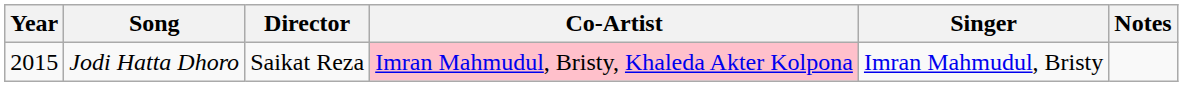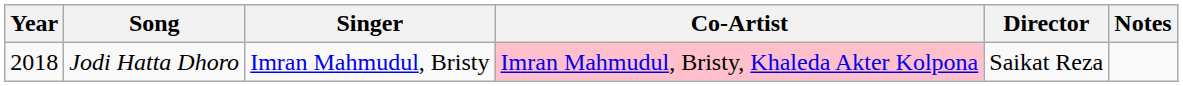columns swapped: (984, 23) <-> (307, 23)
(34, 61) 2015 -> (34, 61) 2018
